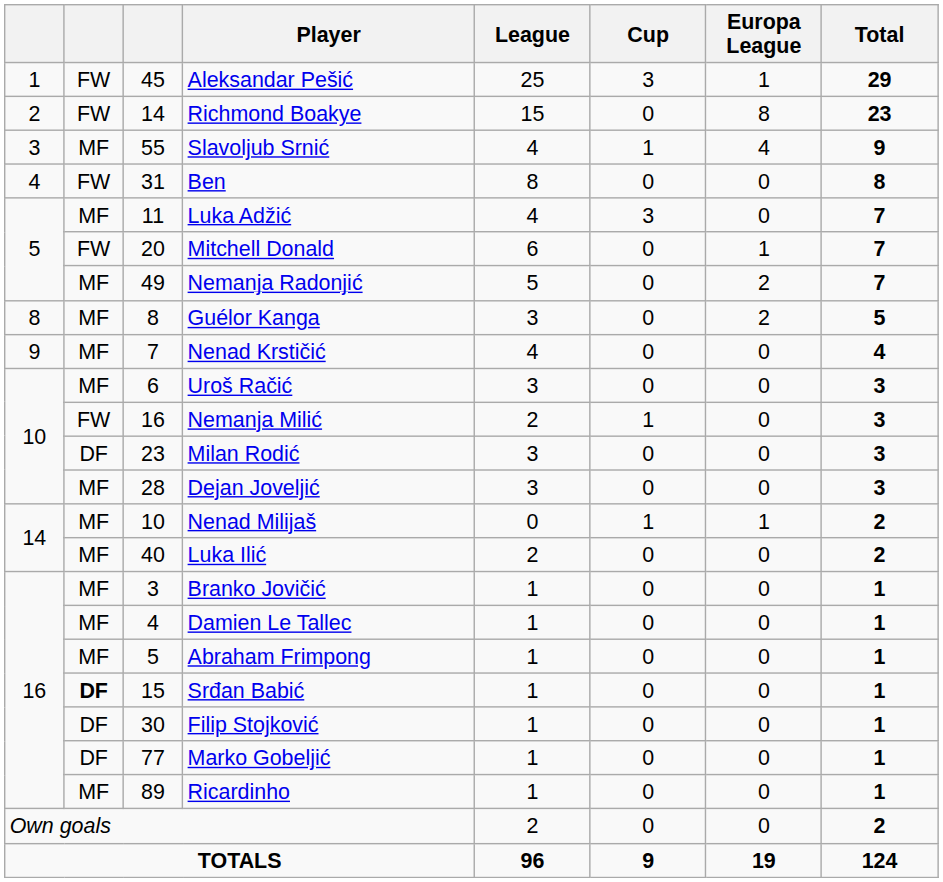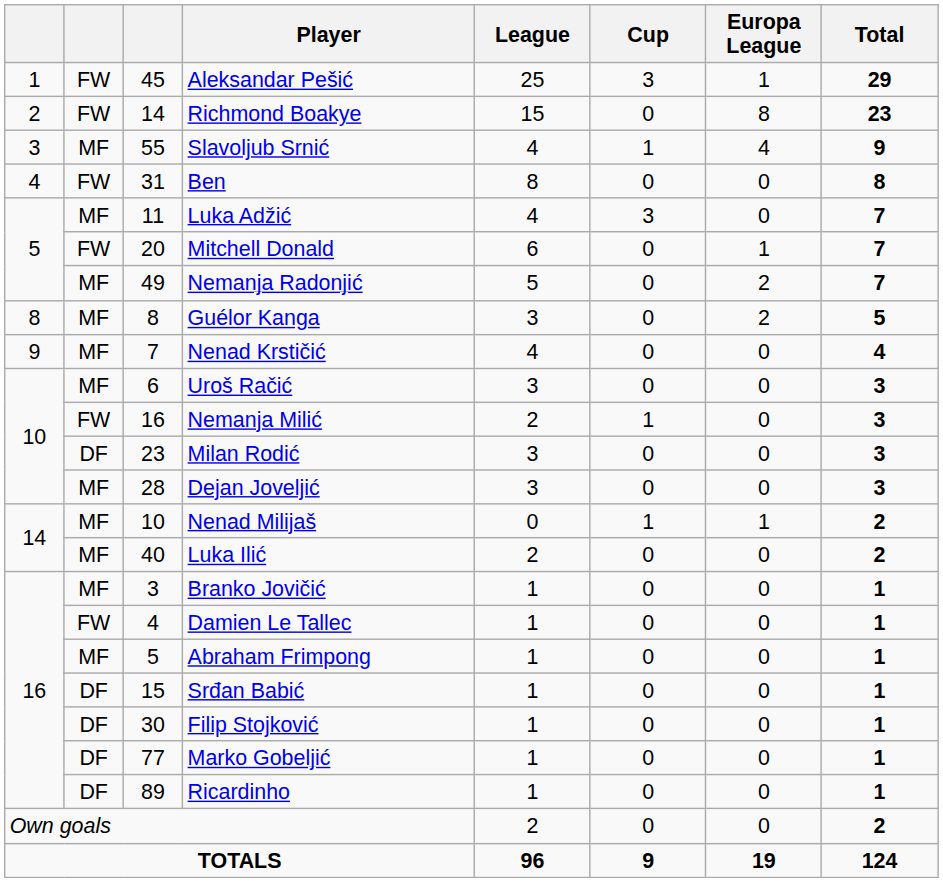(94, 623) MF -> (94, 623) FW
(94, 690) bold -> (94, 690) normal
(94, 792) MF -> (94, 792) DF
